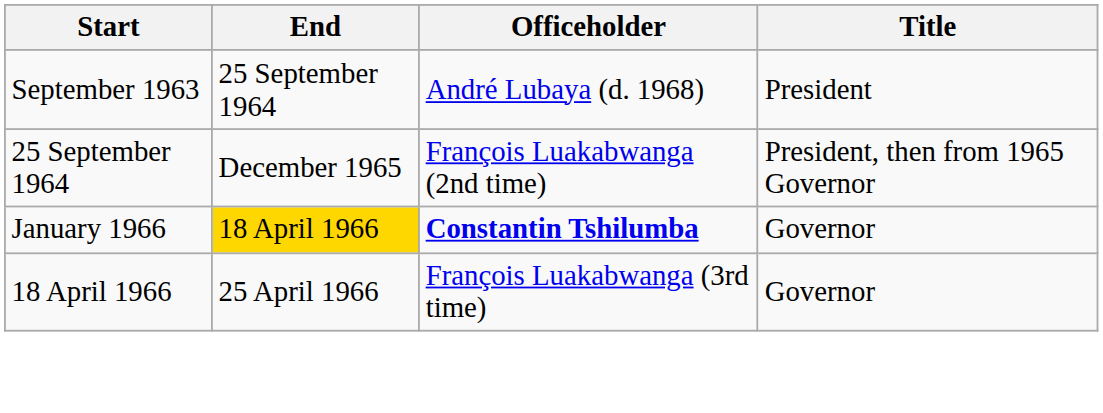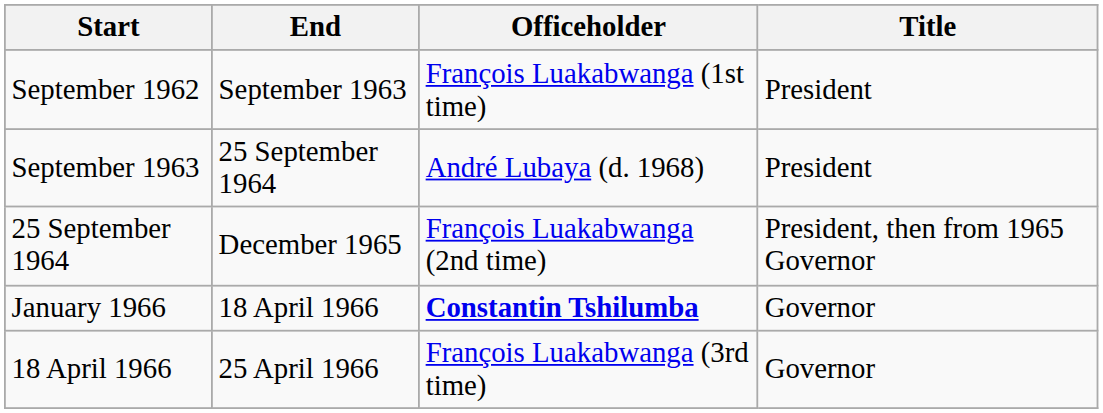+ row: (106, 89)
(299, 229) gold background -> (299, 307) no background
